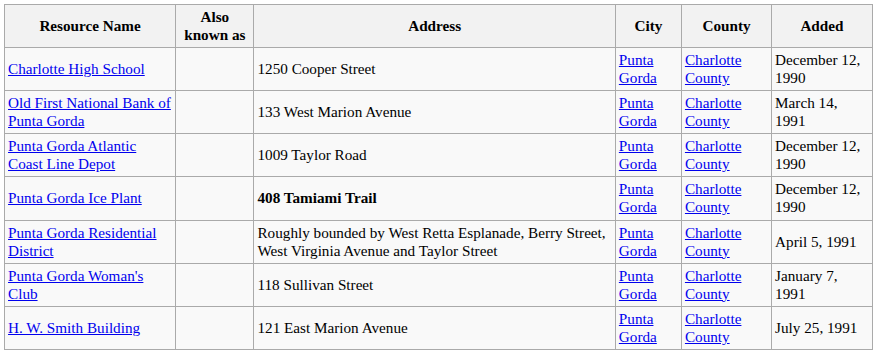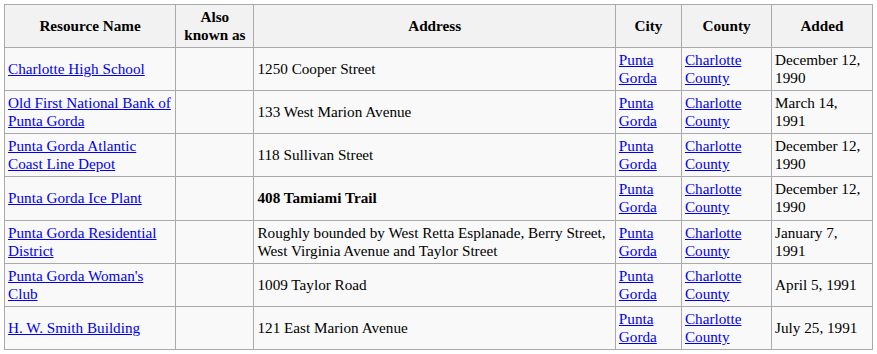(312, 155) 1009 Taylor Road -> (315, 155) 118 Sullivan Street
(816, 241) April 5, 1991 -> (806, 241) January 7, 1991
(315, 284) 118 Sullivan Street -> (312, 284) 1009 Taylor Road
(806, 284) January 7, 1991 -> (816, 284) April 5, 1991
